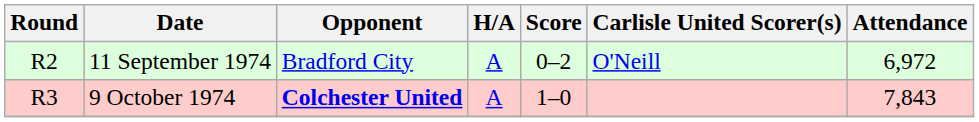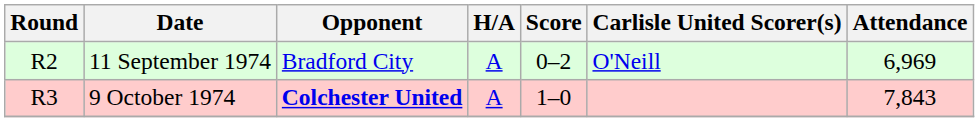(910, 60) 6,972 -> (910, 60) 6,969
